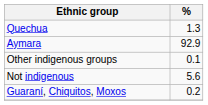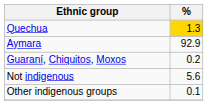(193, 28) no background -> (193, 28) gold background
rows swapped: (66, 92) <-> (62, 60)
